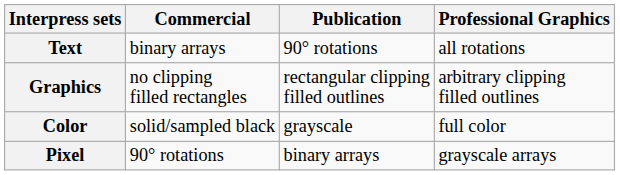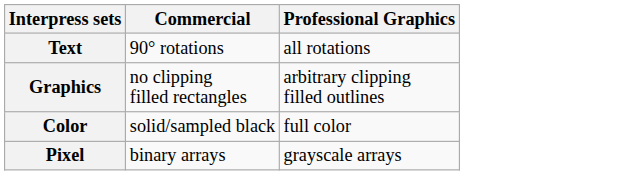- column: (357, 18)
(178, 47) binary arrays -> (177, 47) 90° rotations
(177, 155) 90° rotations -> (178, 155) binary arrays
